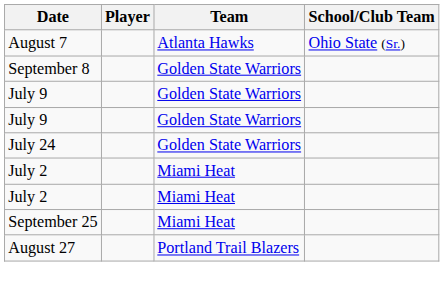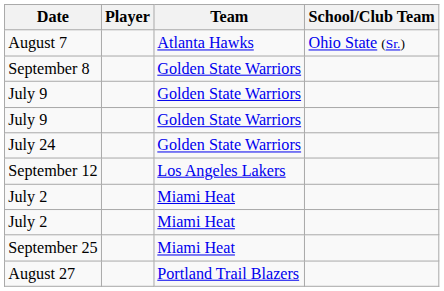+ row: (53, 171)
